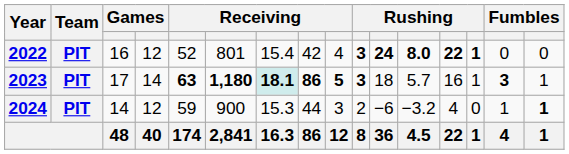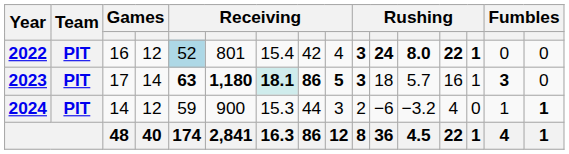(187, 53) no background -> (187, 53) lightblue background
(544, 80) 1 -> (544, 80) 0
